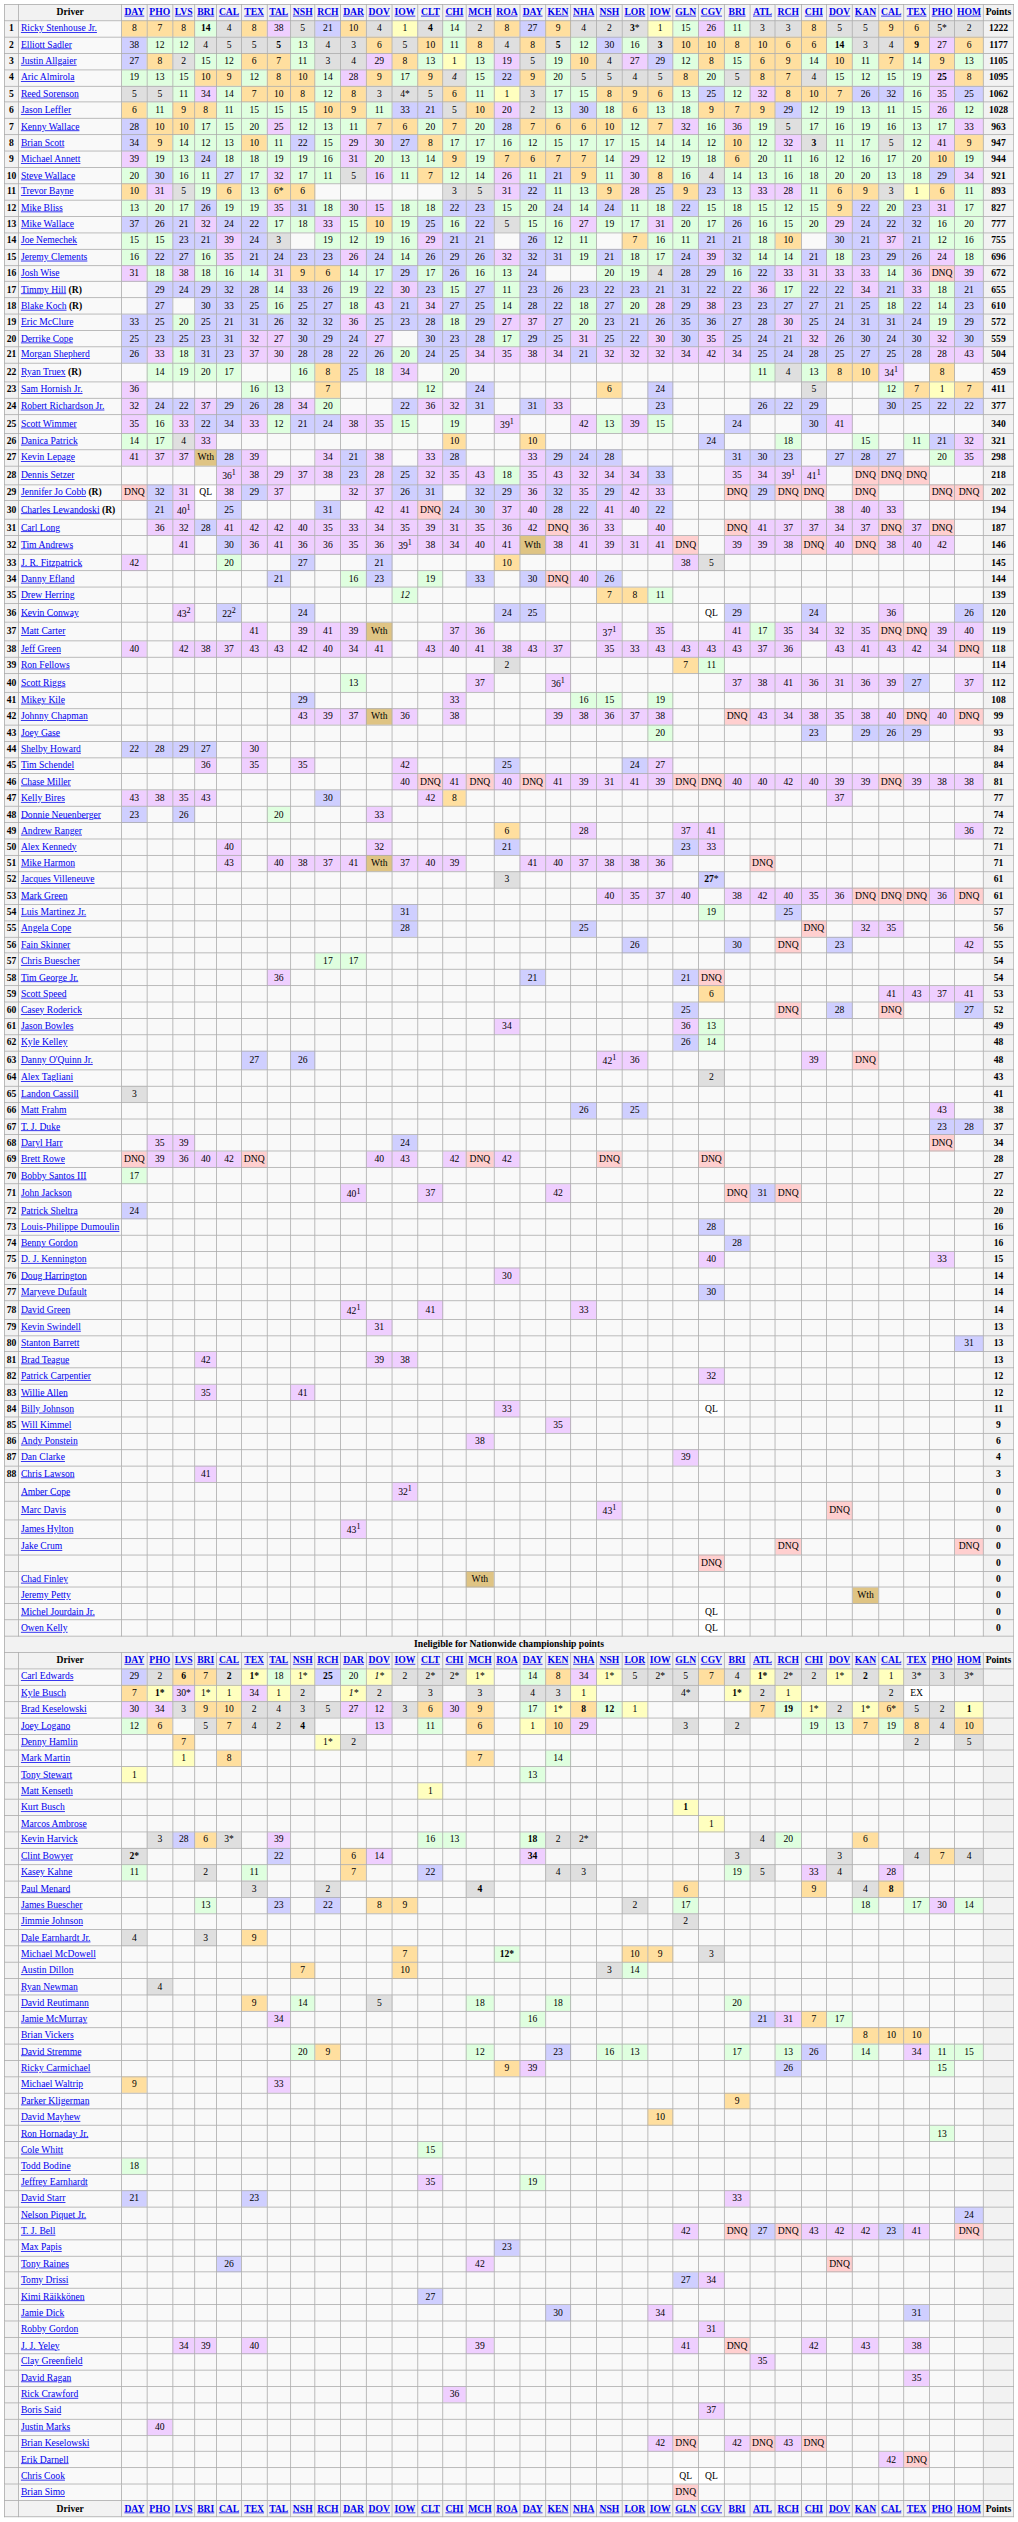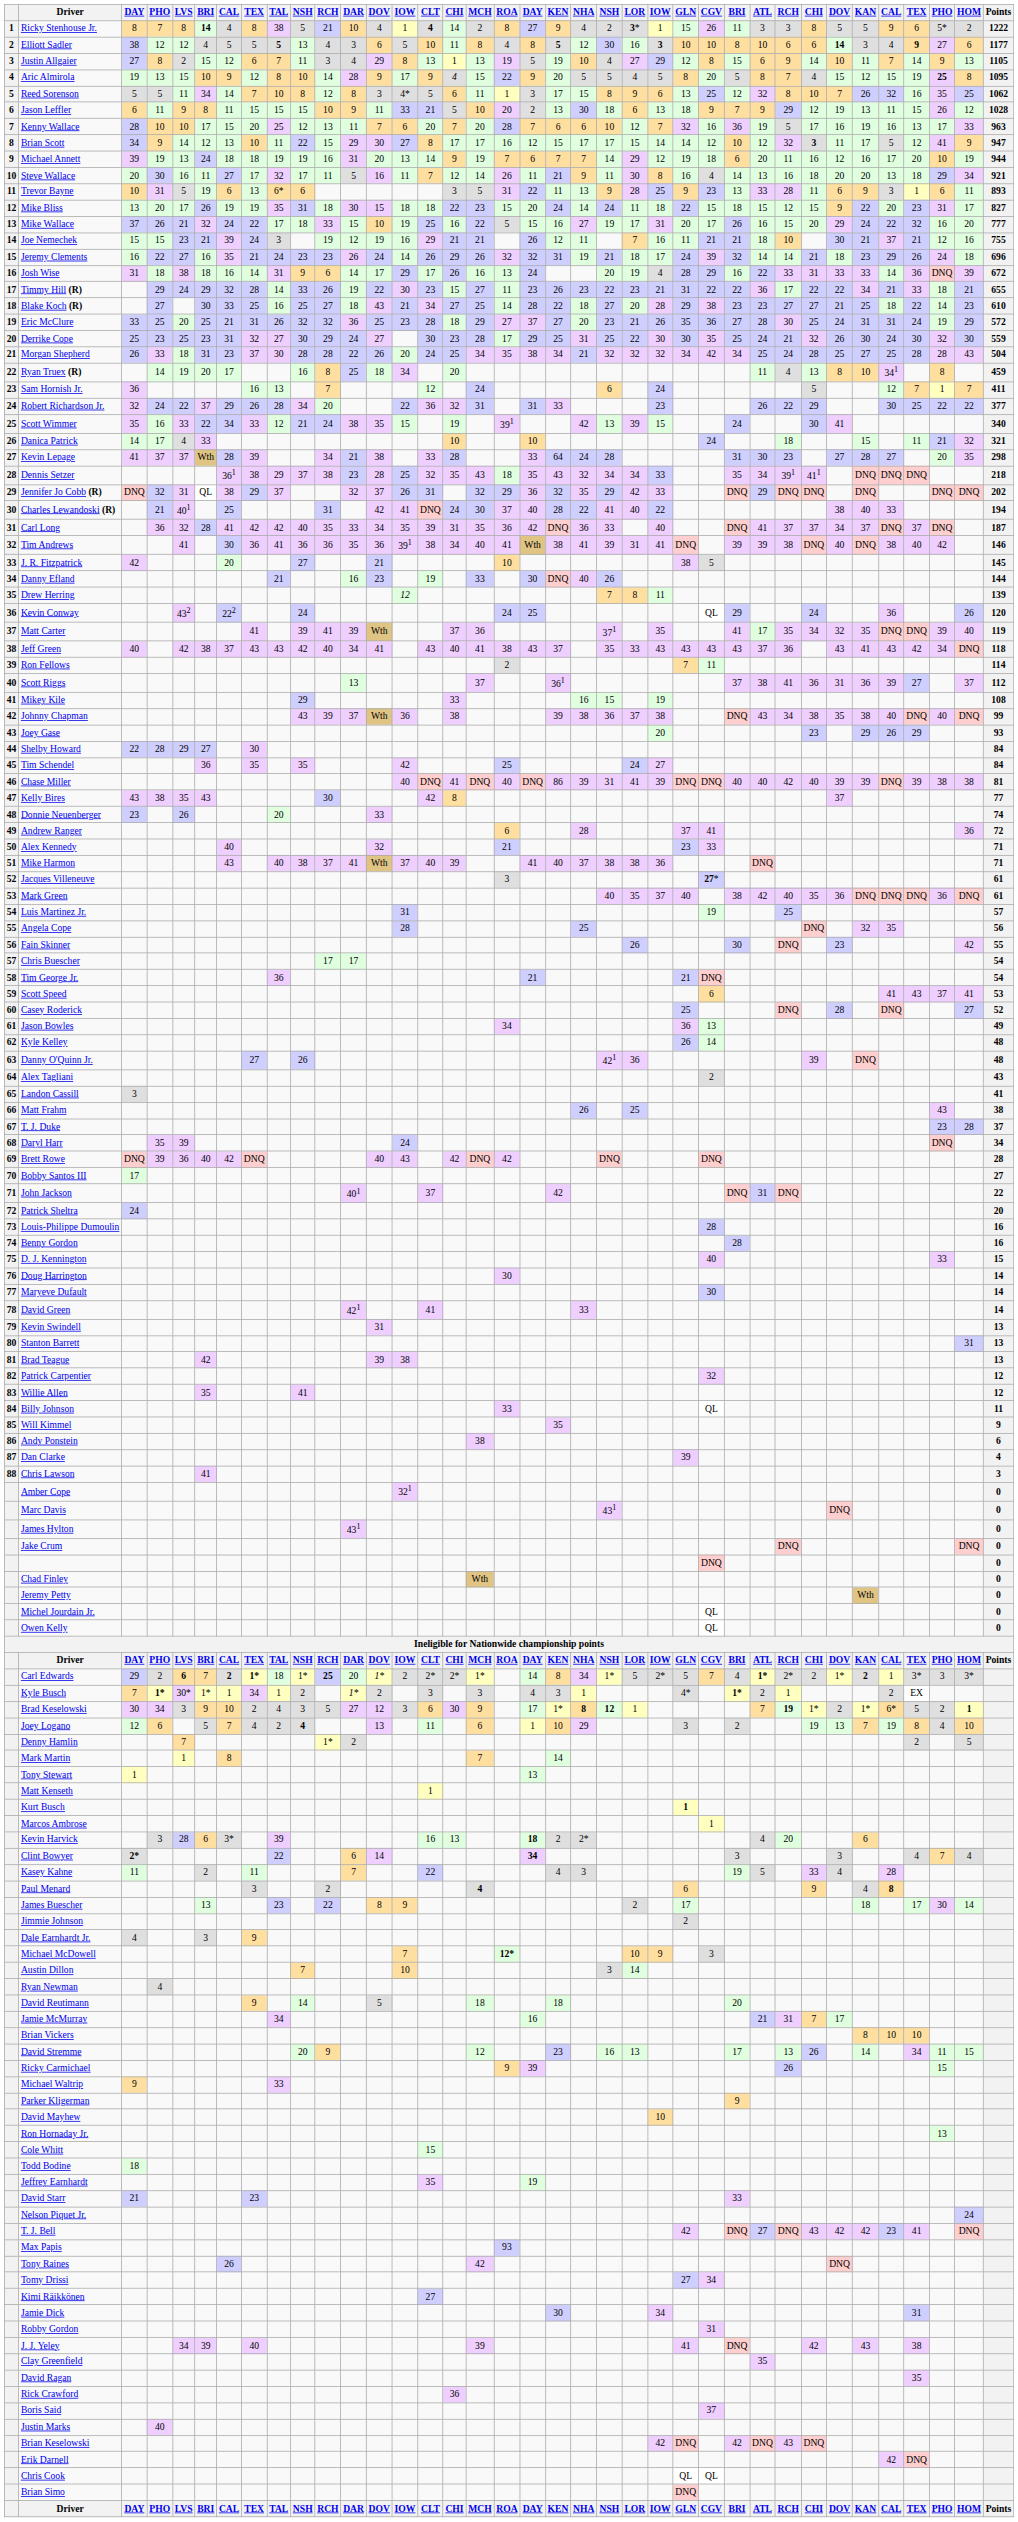(558, 458) 29 -> (558, 458) 64
(558, 782) 41 -> (558, 782) 86
(507, 2248) 23 -> (507, 2248) 93
